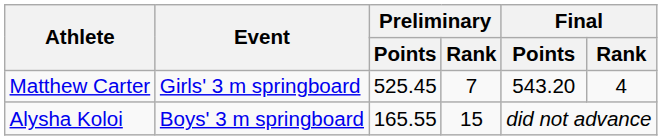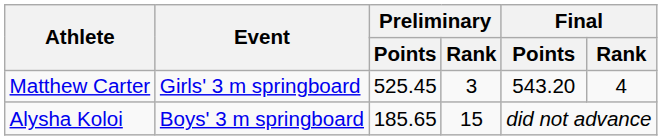(471, 86) 7 -> (471, 86) 3
(405, 119) 165.55 -> (405, 119) 185.65
